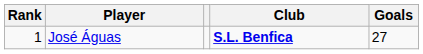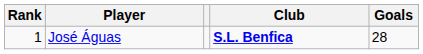(380, 37) 27 -> (380, 37) 28
